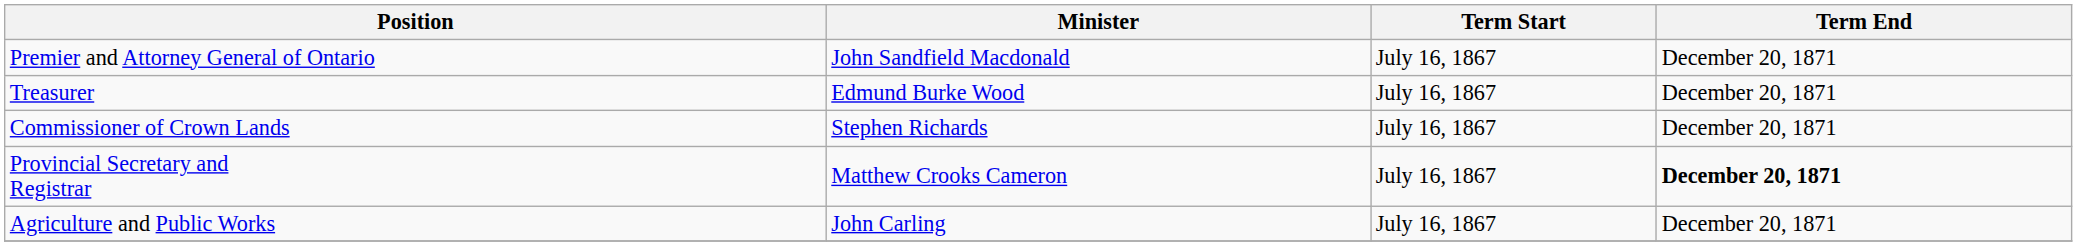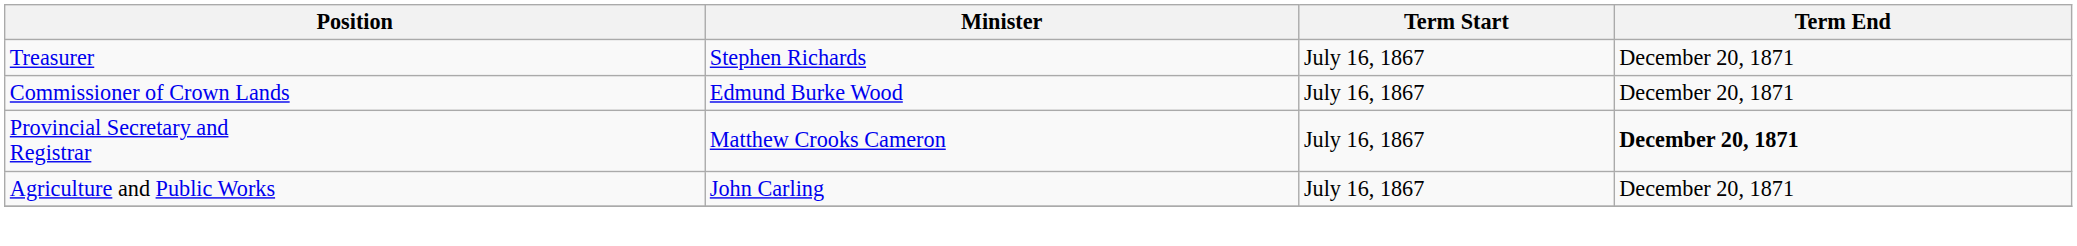- row: (192, 57)
(928, 92) Edmund Burke Wood -> (788, 57) Stephen Richards
(909, 127) Stephen Richards -> (806, 92) Edmund Burke Wood
